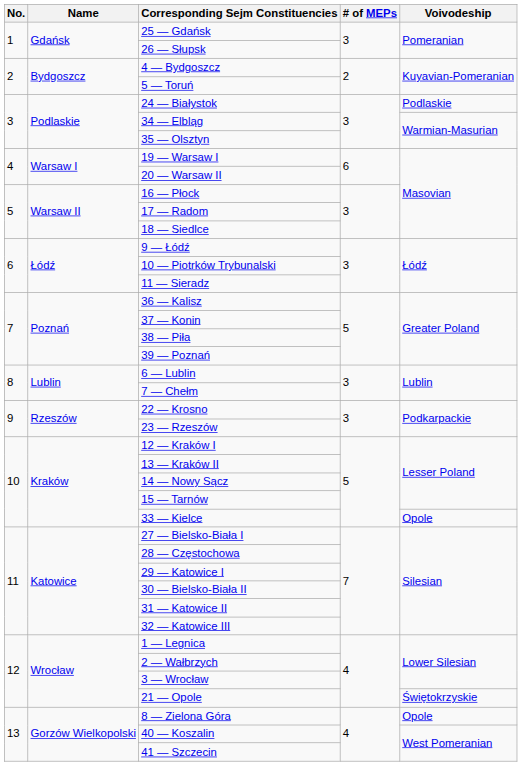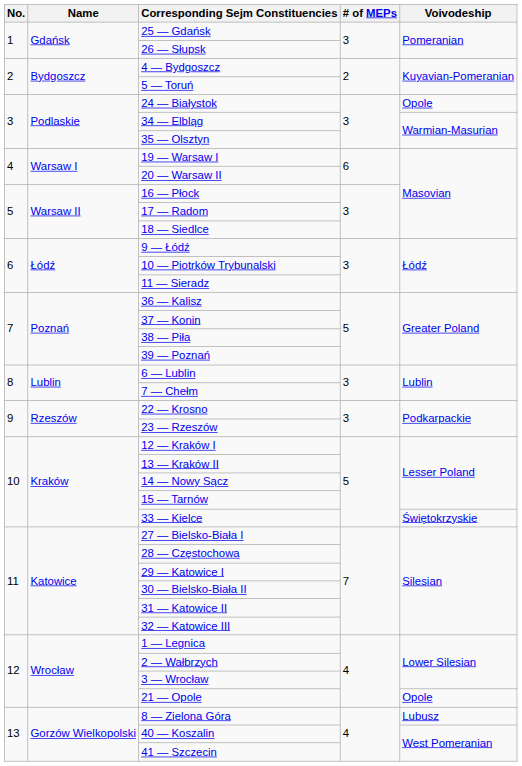(427, 103) Podlaskie -> (417, 103) Opole
(417, 517) Opole -> (440, 517) Świętokrzyskie
(440, 698) Świętokrzyskie -> (417, 698) Opole
(417, 716) Opole -> (421, 716) Lubusz
